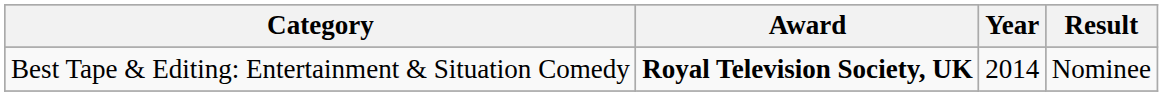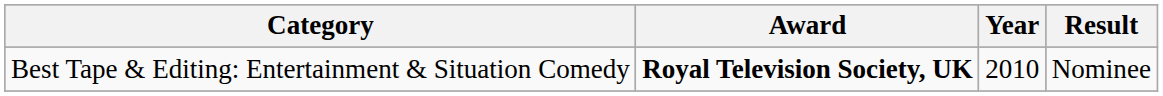(1012, 68) 2014 -> (1012, 68) 2010
